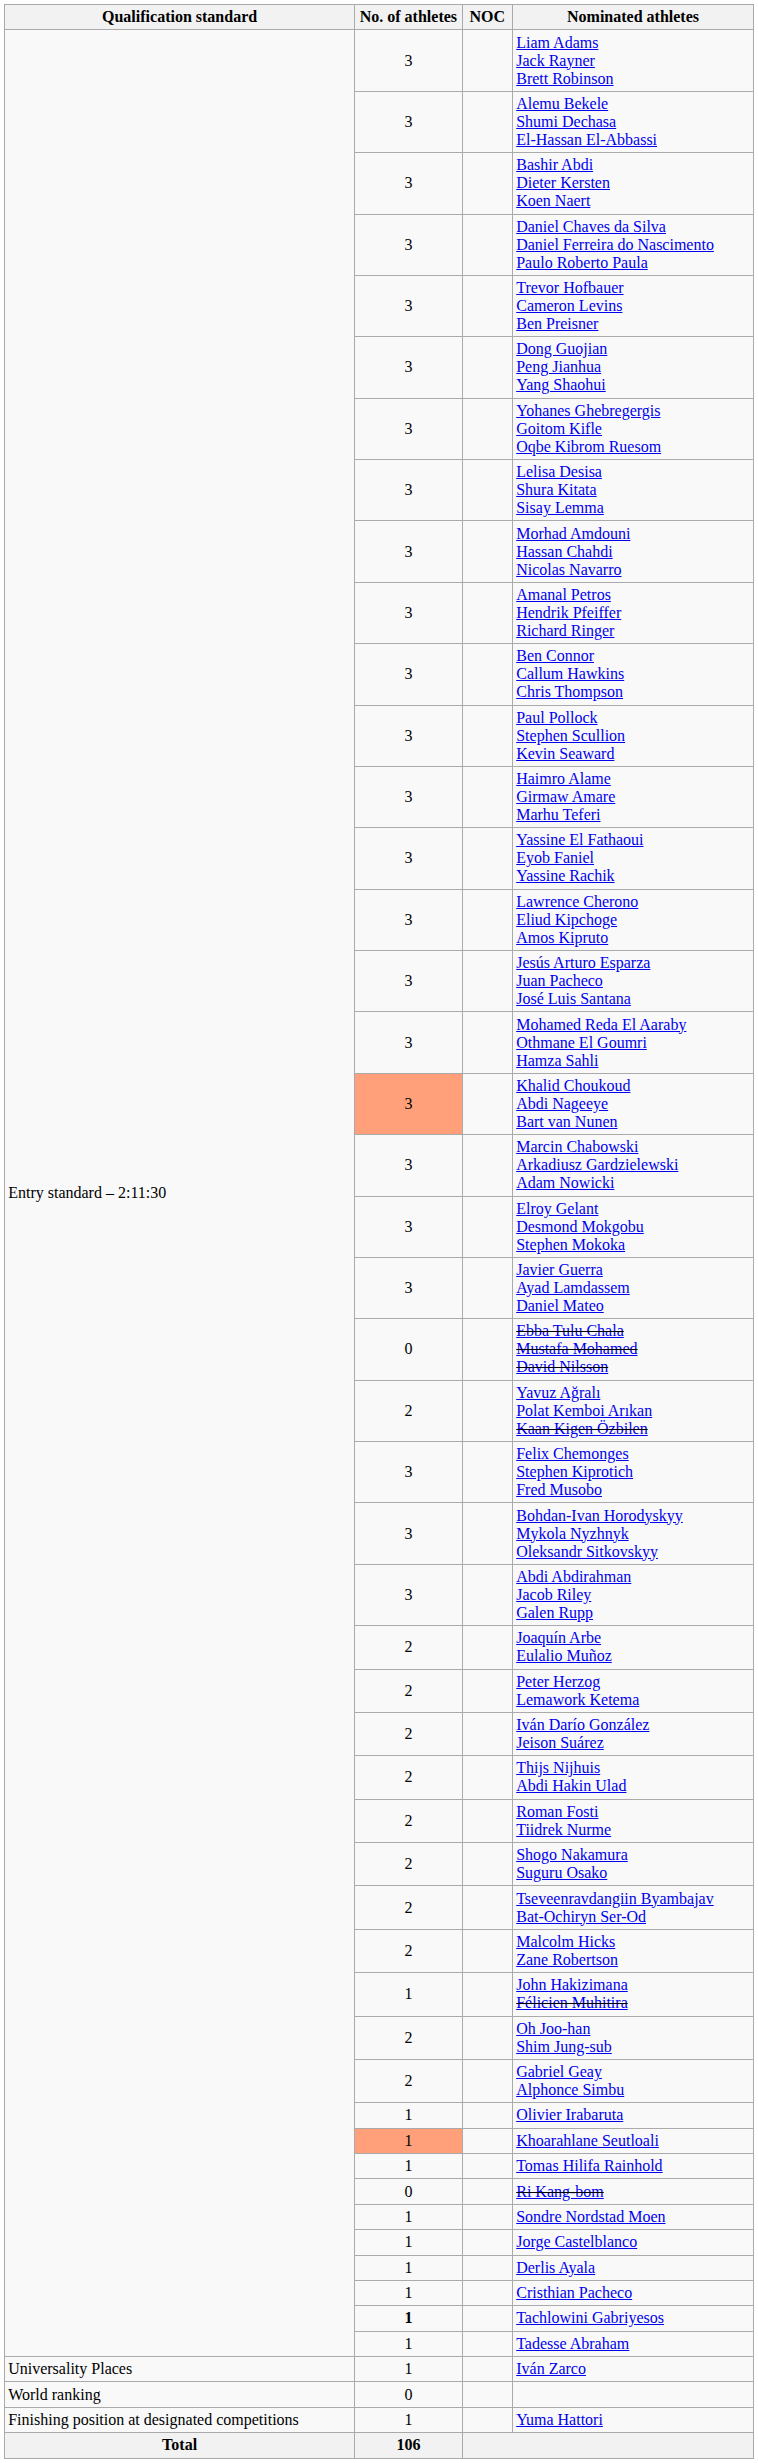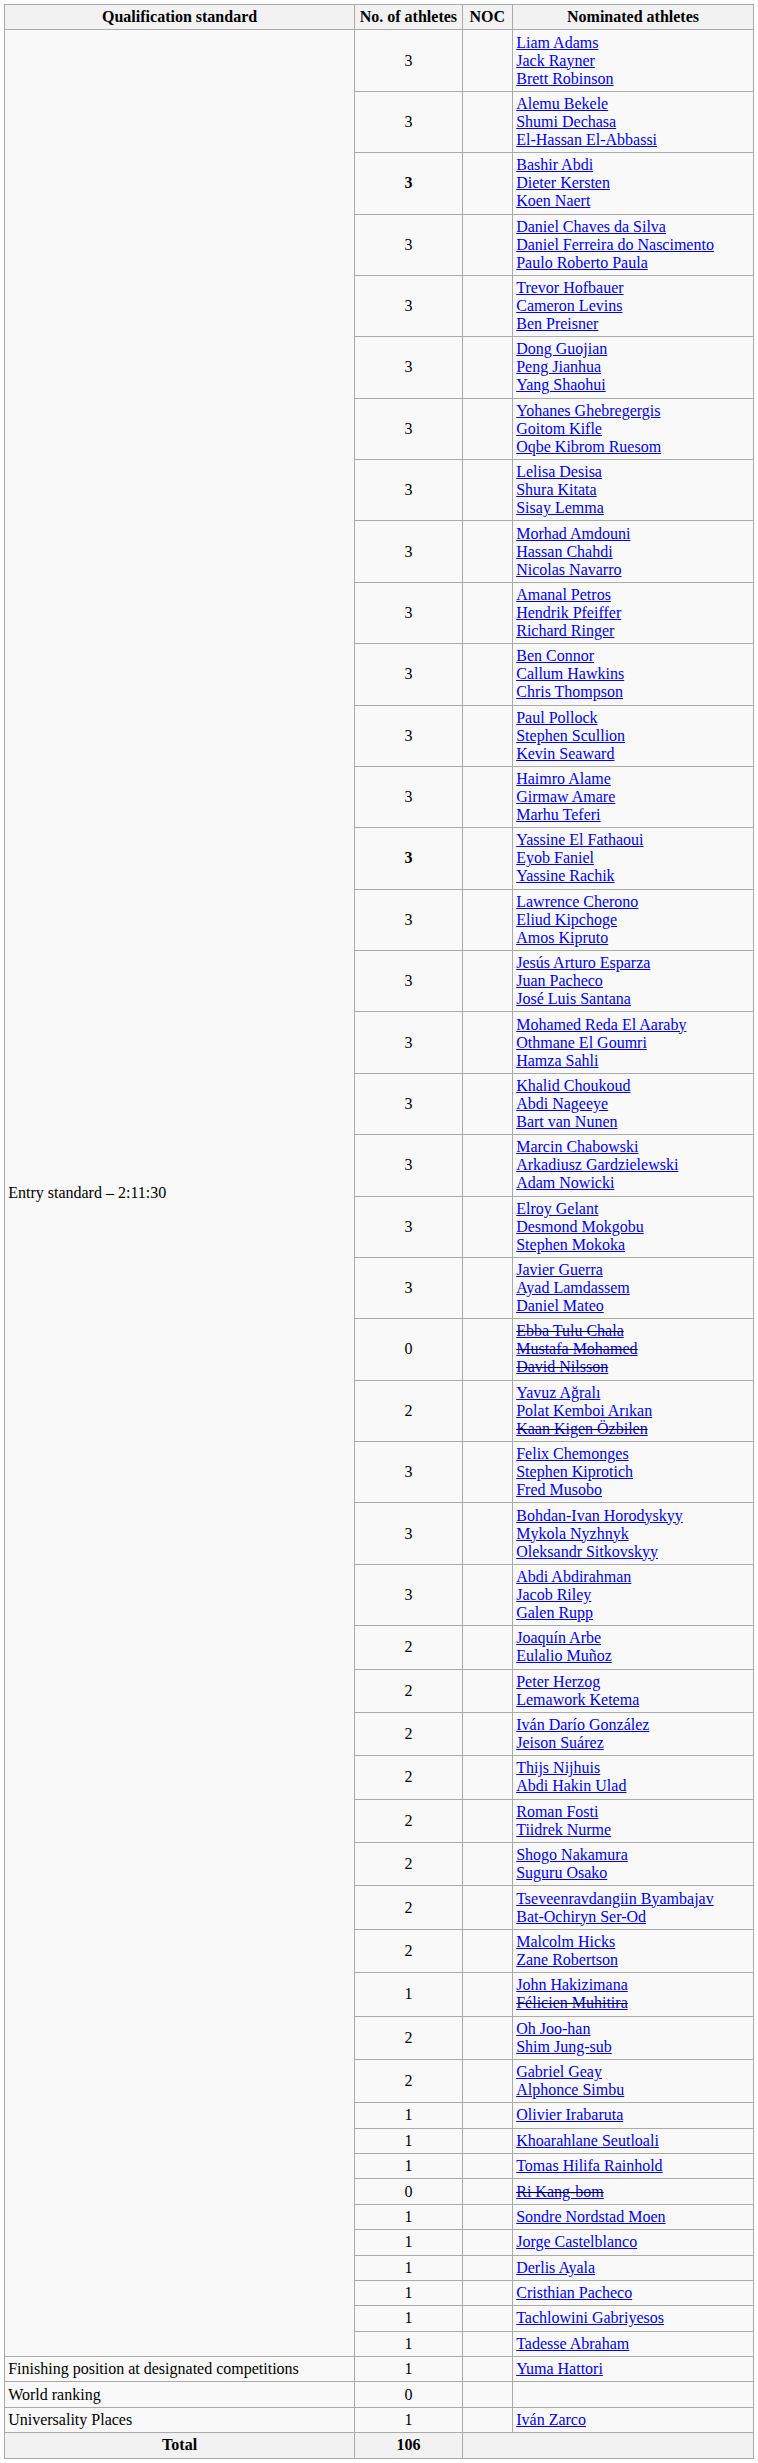(408, 183) normal -> (408, 183) bold
(408, 858) normal -> (408, 858) bold
(408, 1103) lightsalmon background -> (408, 1103) no background
(408, 2140) lightsalmon background -> (408, 2140) no background
(408, 2318) bold -> (408, 2318) normal
rows swapped: (154, 2419) <-> (70, 2369)
